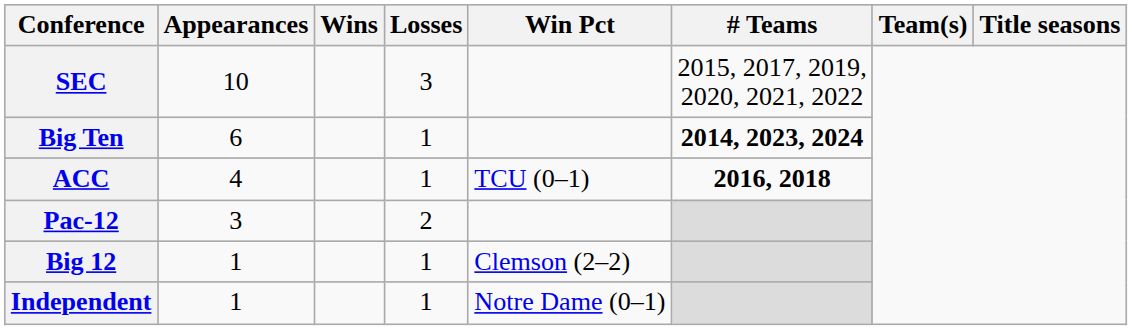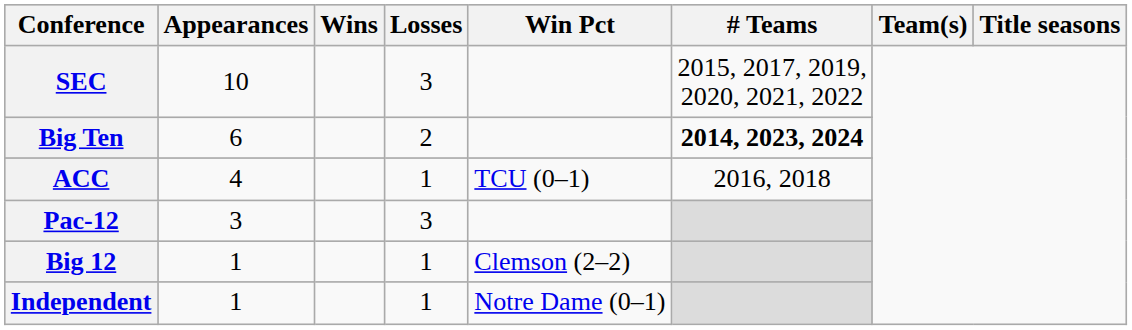(426, 137) 1 -> (426, 137) 2
(772, 178) bold -> (772, 178) normal
(426, 219) 2 -> (426, 219) 3
